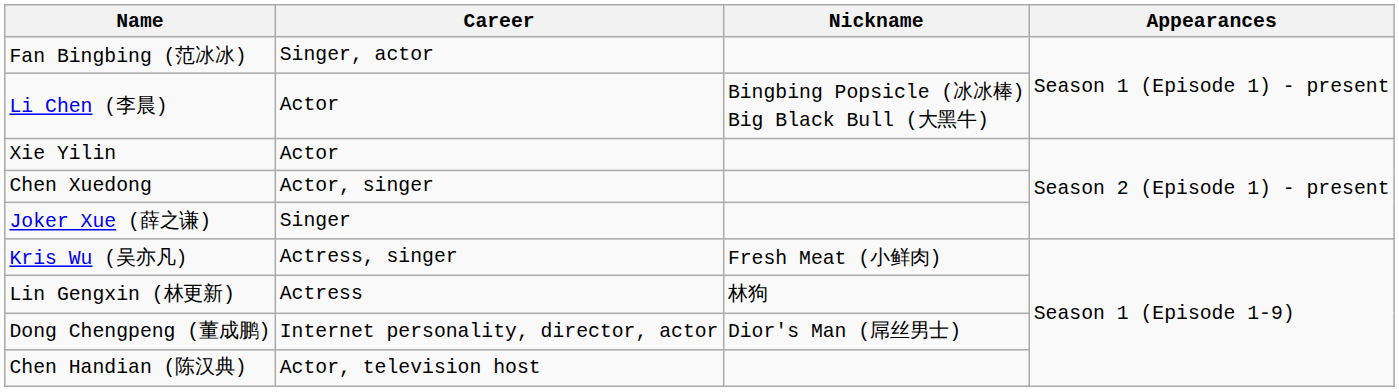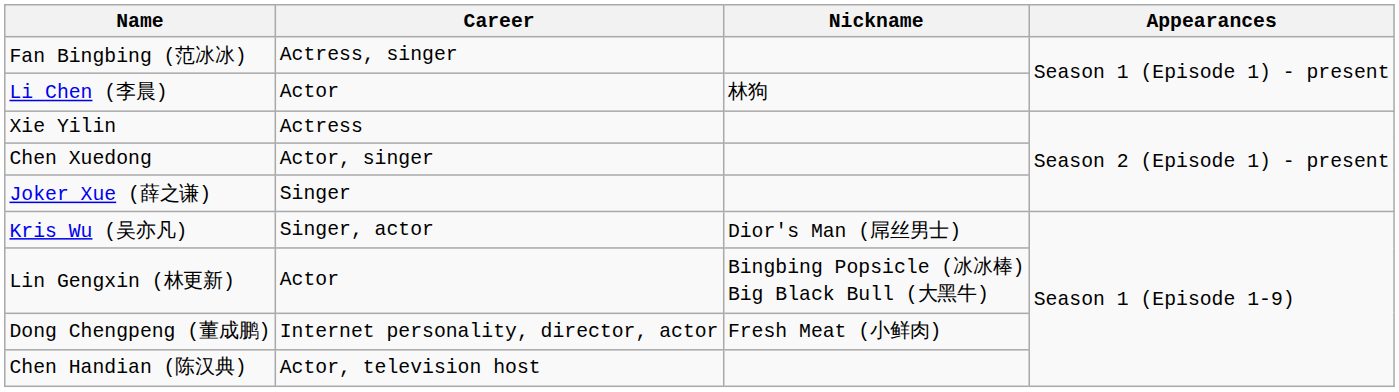(357, 55) Singer, actor -> (369, 55) Actress, singer
(876, 107) Bingbing Popsicle (冰冰棒) Big Black Bull (大黑牛) -> (748, 93) 林狗
(309, 154) Actor -> (321, 127) Actress
(369, 257) Actress, singer -> (357, 230) Singer, actor
(835, 258) Fresh Meat (小鲜肉) -> (845, 231) Dior's Man (屌丝男士)
(321, 294) Actress -> (309, 280) Actor
(748, 295) 林狗 -> (876, 281) Bingbing Popsicle (冰冰棒) Big Black Bull (大黑牛)
(845, 332) Dior's Man (屌丝男士) -> (835, 332) Fresh Meat (小鲜肉)
